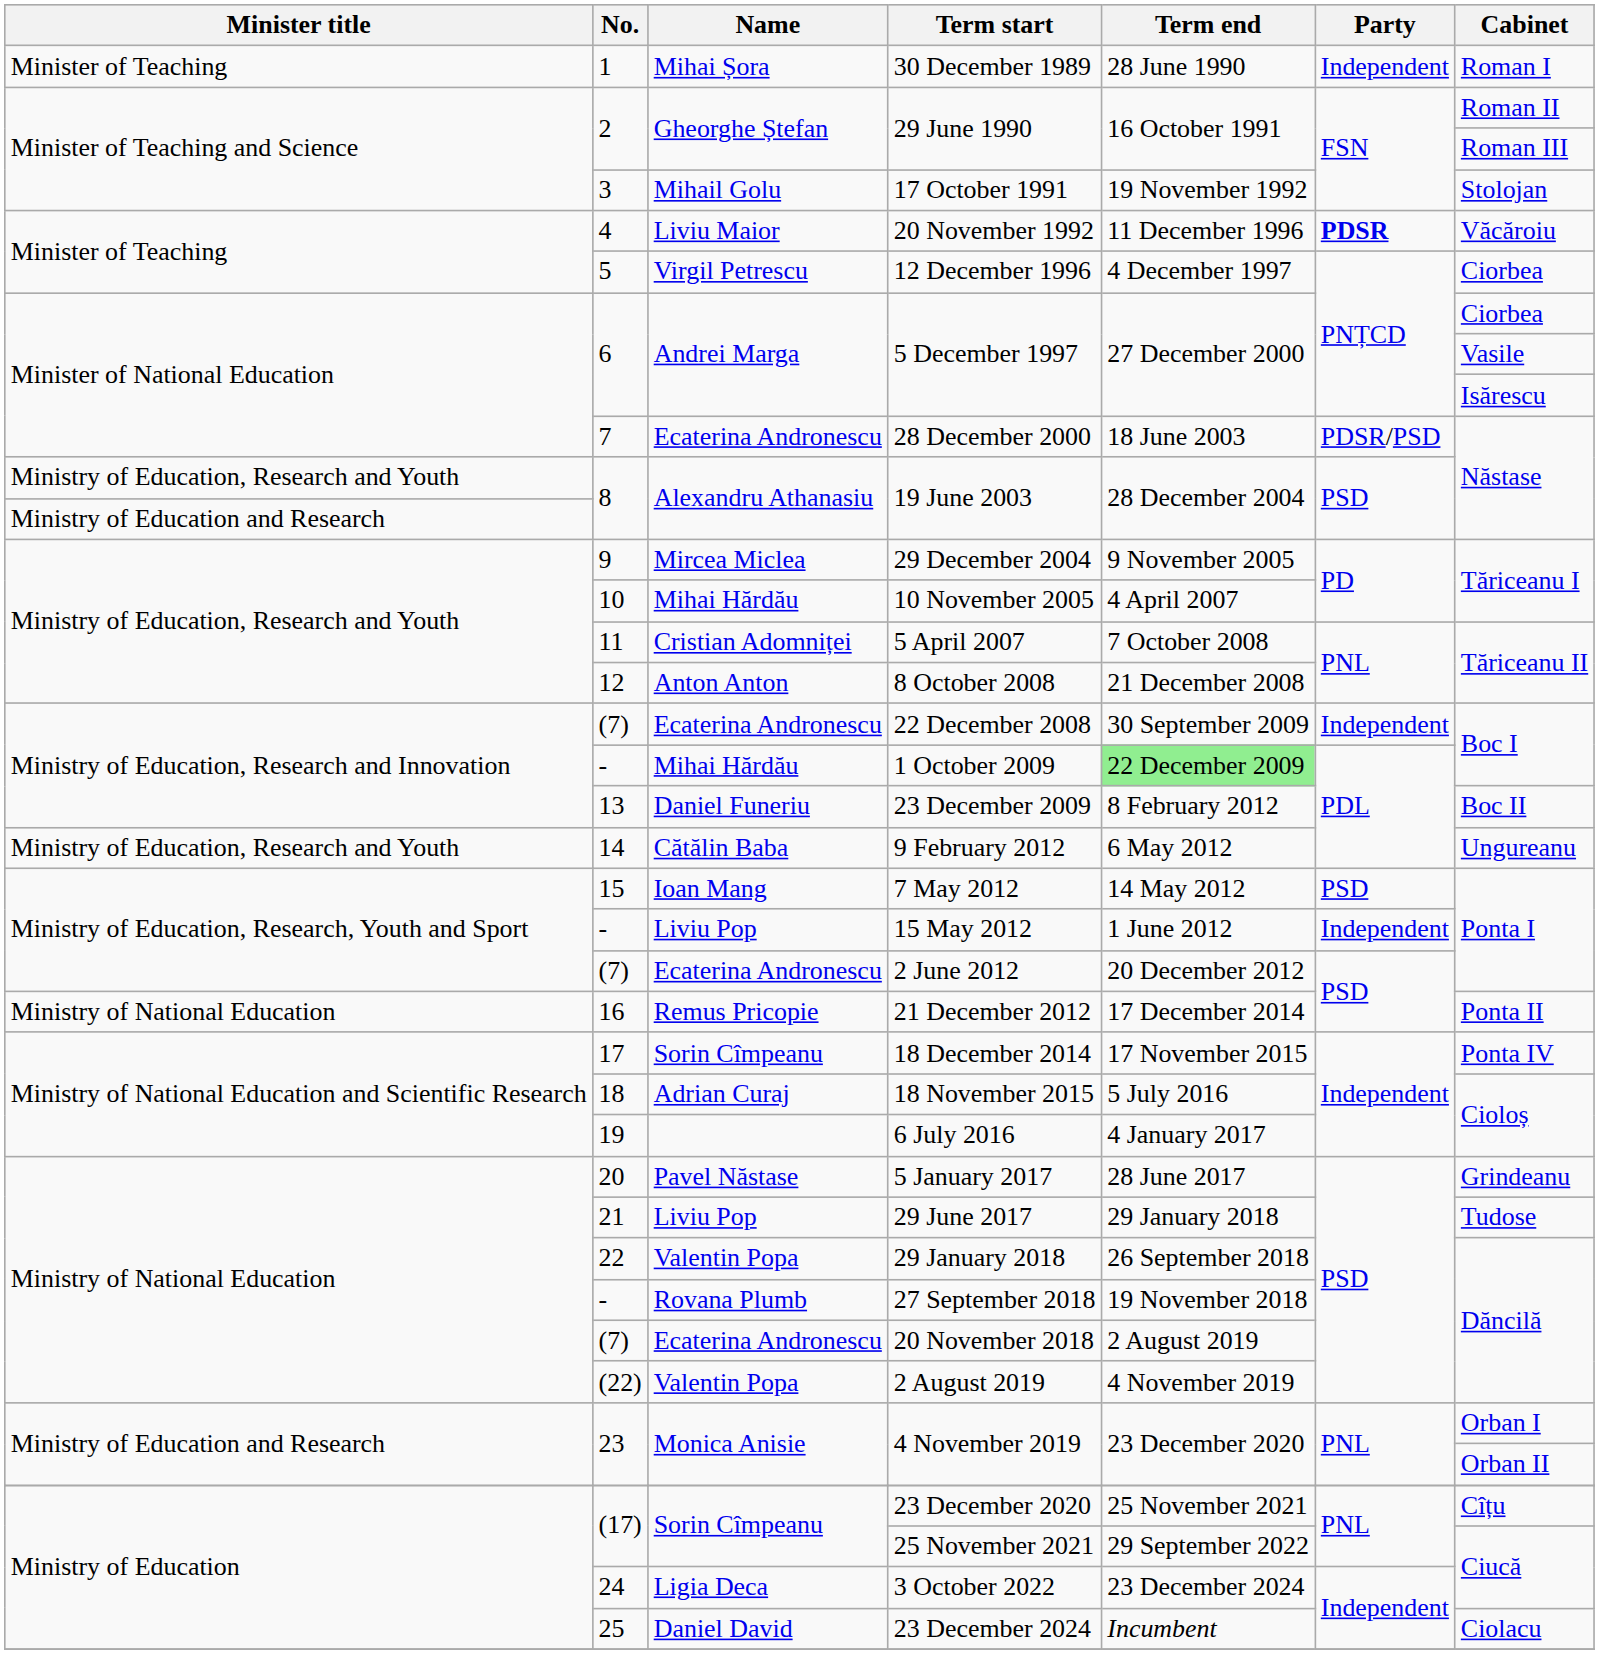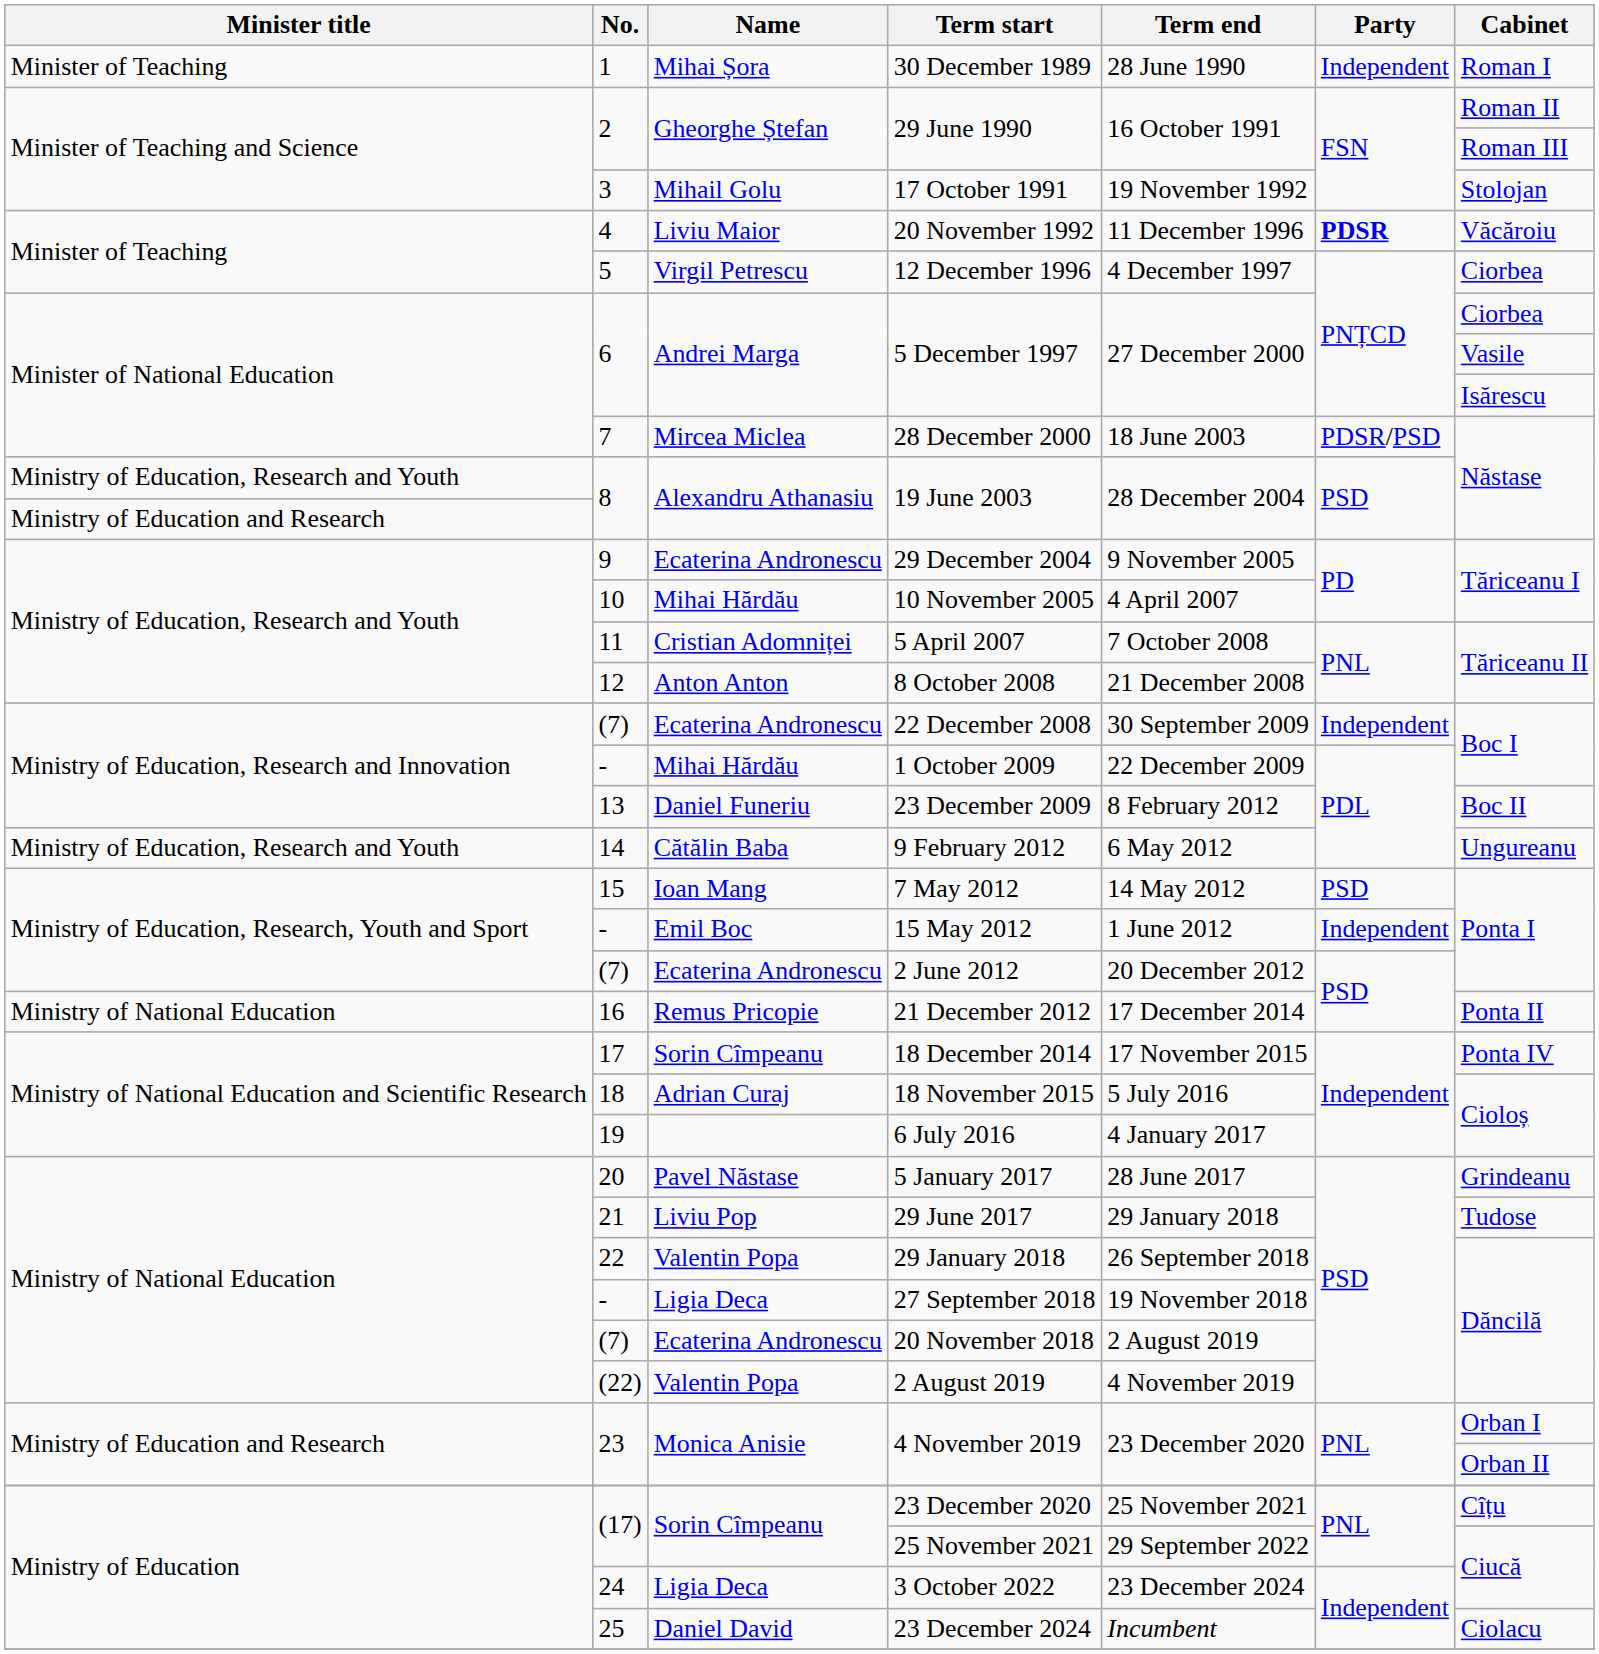(768, 436) Ecaterina Andronescu -> (730, 436) Mircea Miclea
(730, 559) Mircea Miclea -> (768, 559) Ecaterina Andronescu
(1206, 764) lightgreen background -> (1206, 764) no background
(705, 929) Liviu Pop -> (703, 929) Emil Boc
(730, 1299) Rovana Plumb -> (711, 1299) Ligia Deca
